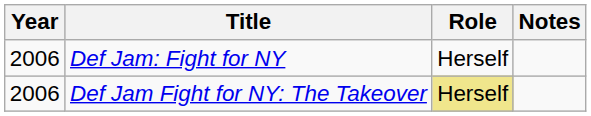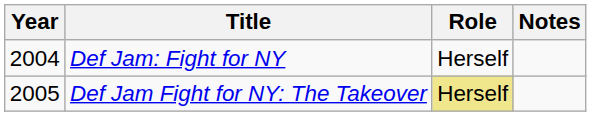(35, 57) 2006 -> (35, 57) 2004
(35, 93) 2006 -> (35, 93) 2005
